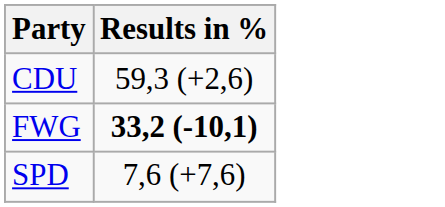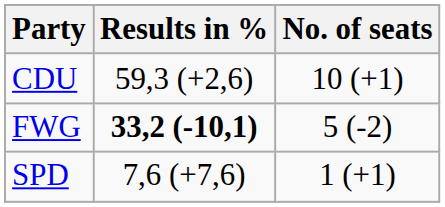+ column: (357, 28)
